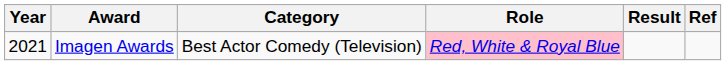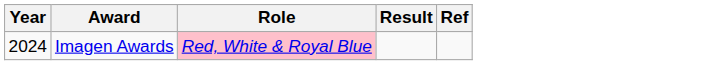- column: (302, 18)
(28, 45) 2021 -> (28, 45) 2024
